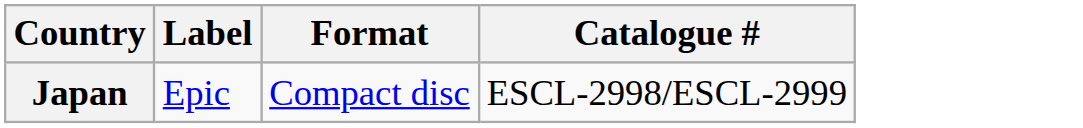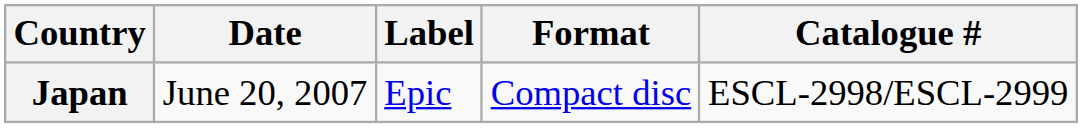+ column: (265, 33)
